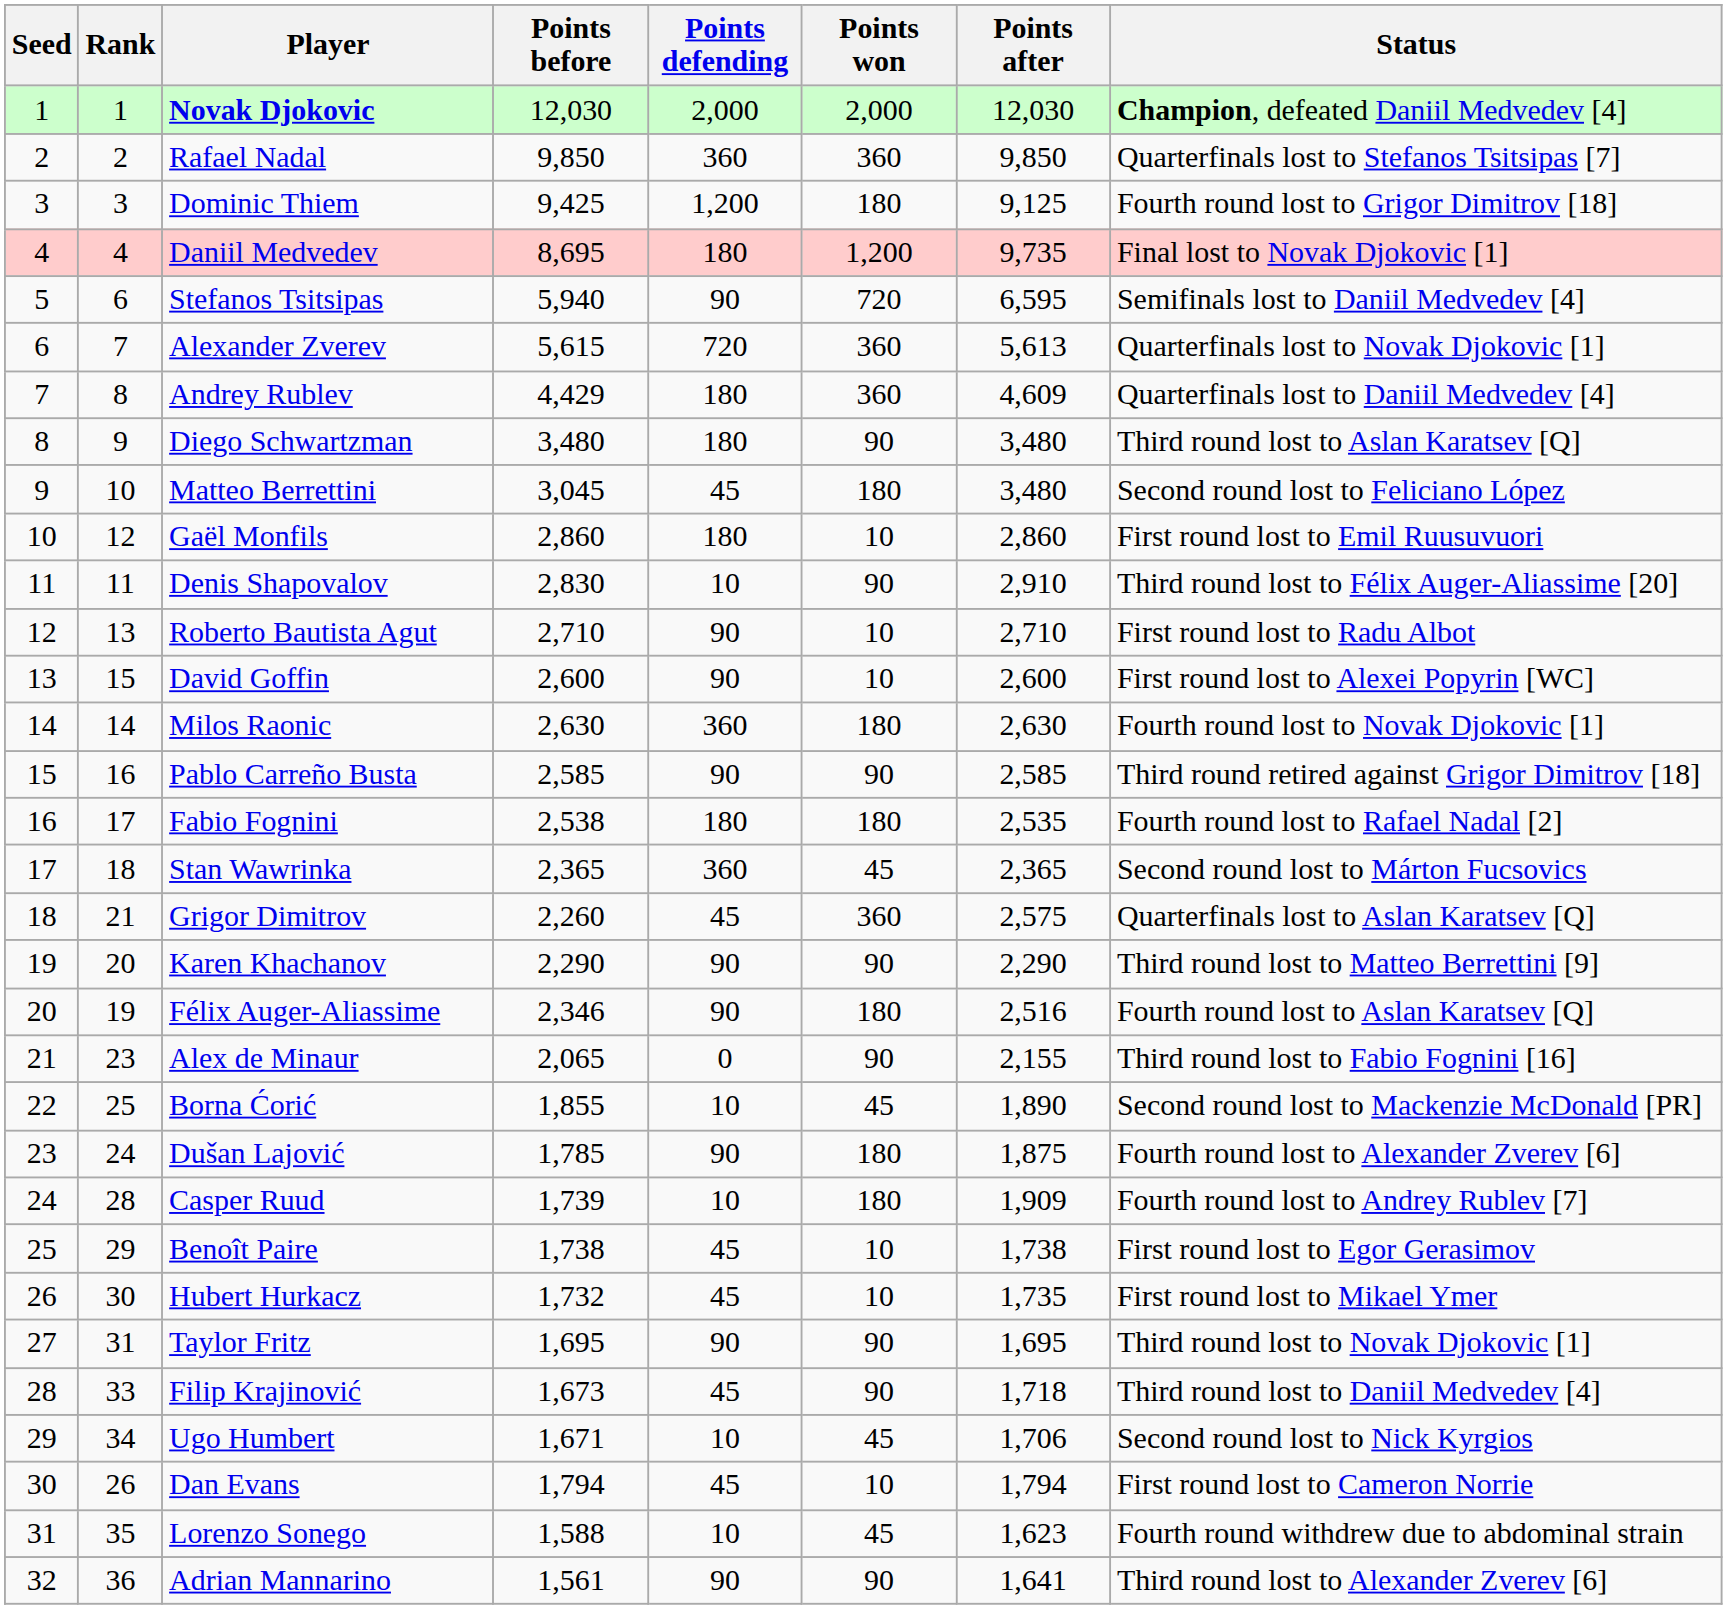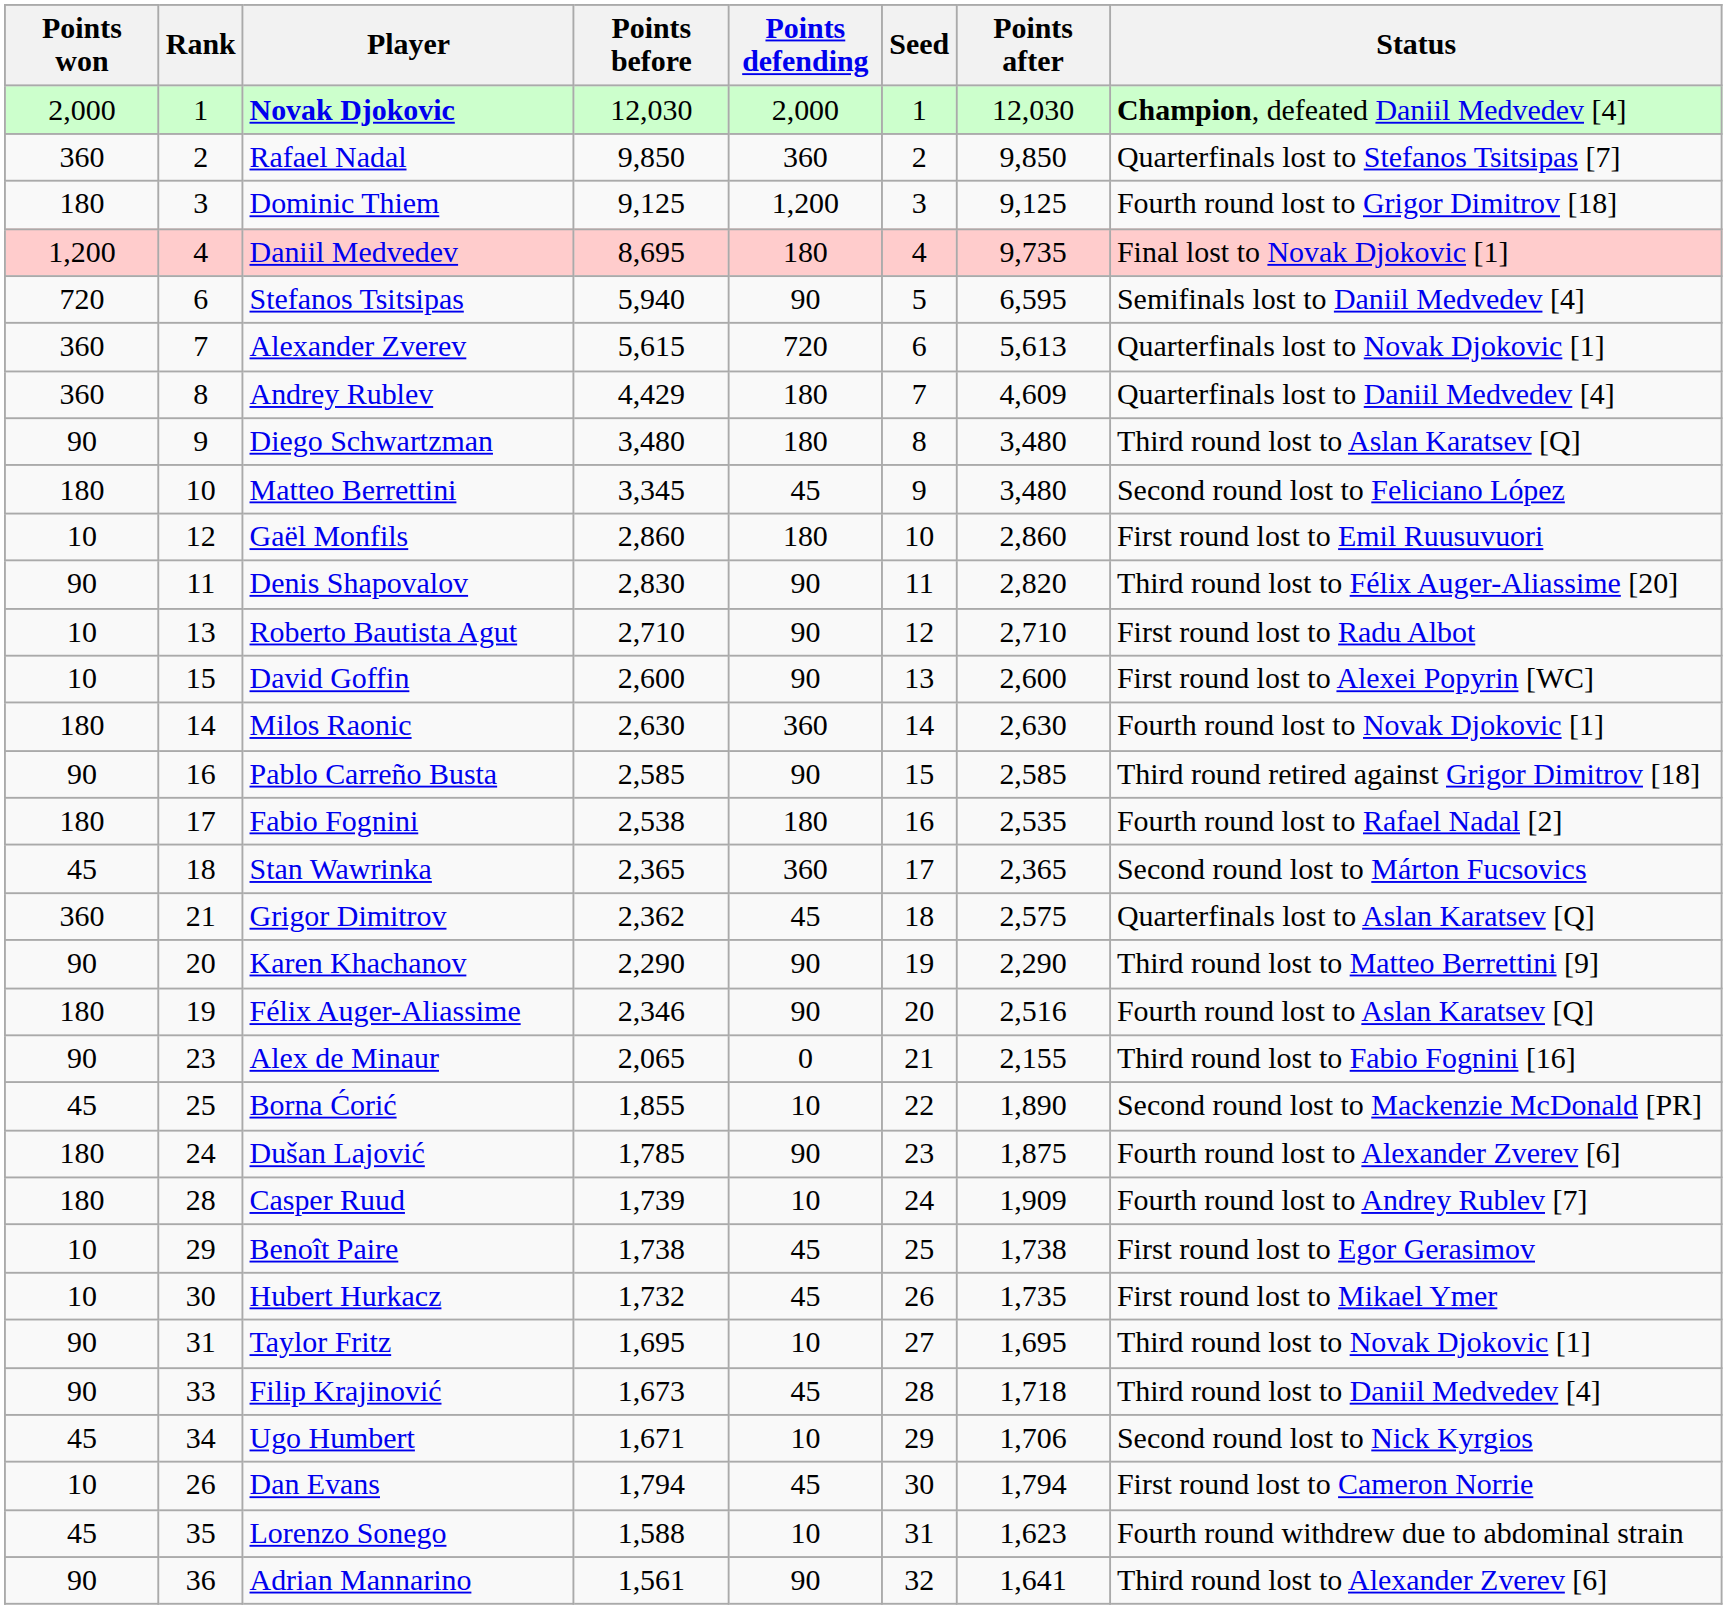columns swapped: (42, 45) <-> (879, 45)
(571, 204) 9,425 -> (651, 204) 9,125
(571, 488) 3,045 -> (651, 488) 3,345
(725, 583) 10 -> (805, 583) 90
(1033, 583) 2,910 -> (1033, 583) 2,820
(571, 916) 2,260 -> (651, 916) 2,362
(725, 1343) 90 -> (805, 1343) 10
